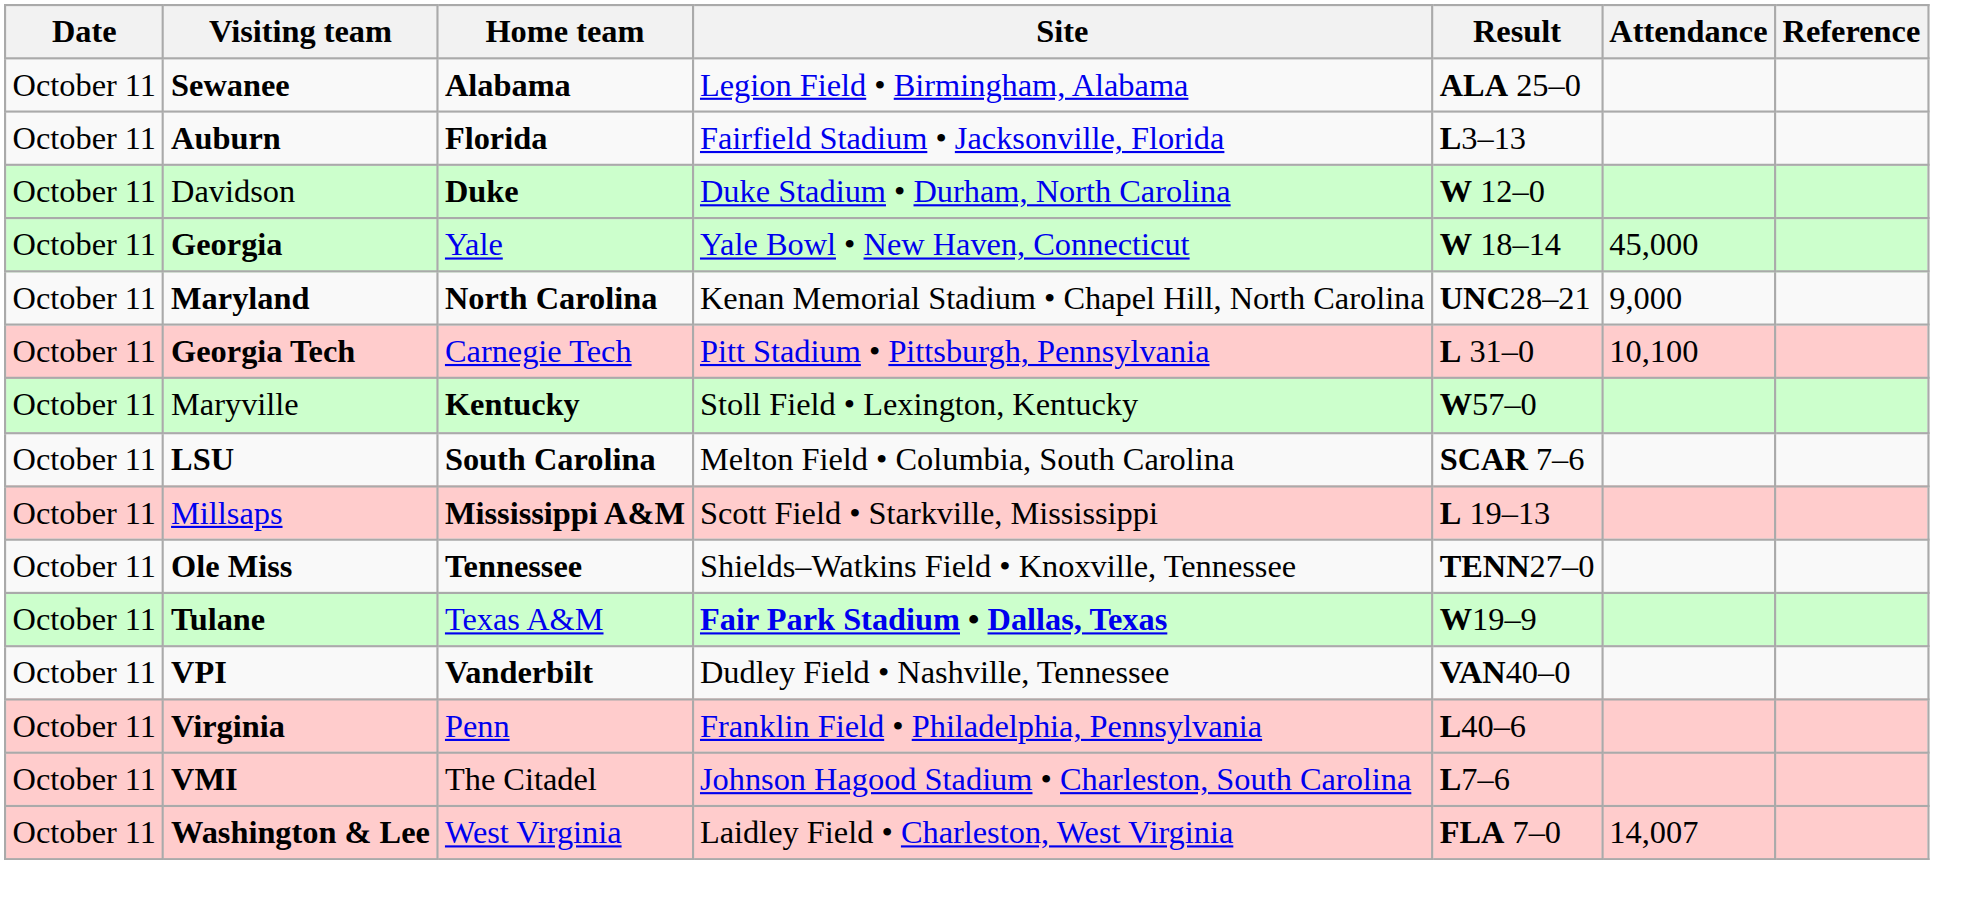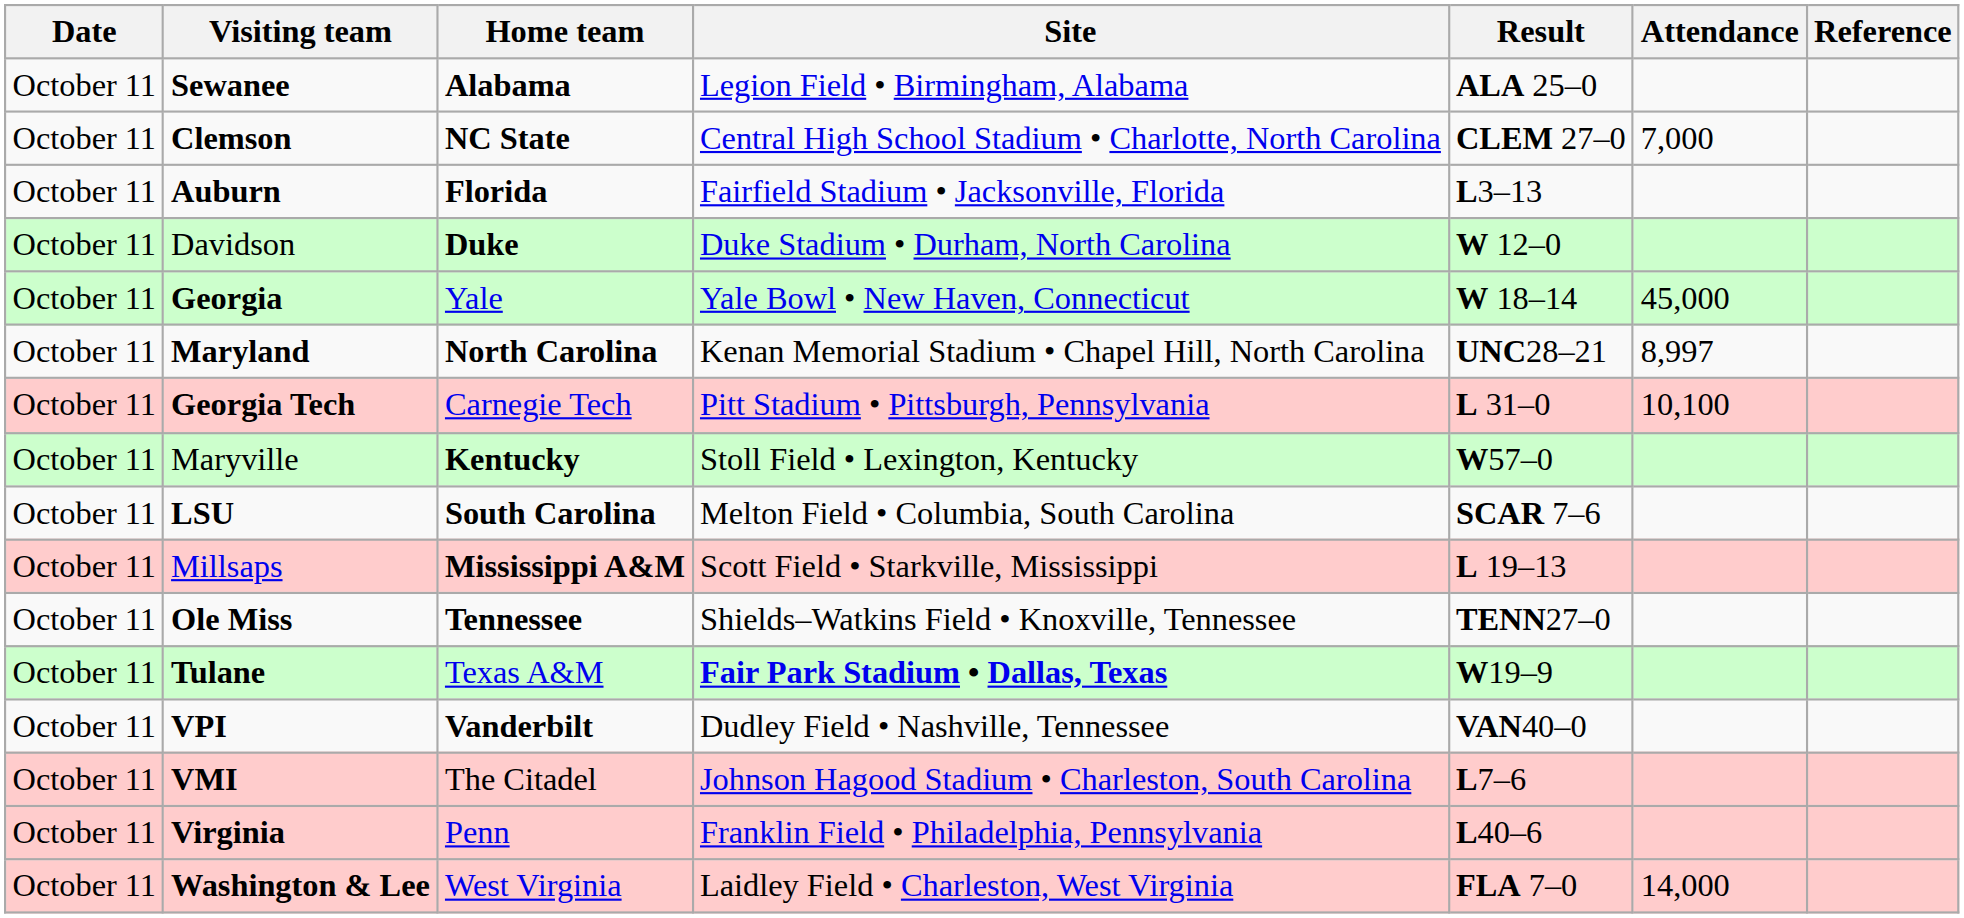+ row: (231, 138)
(1646, 298) 9,000 -> (1677, 351) 8,997
rows swapped: (228, 725) <-> (204, 778)
(1654, 832) 14,007 -> (1685, 885) 14,000
